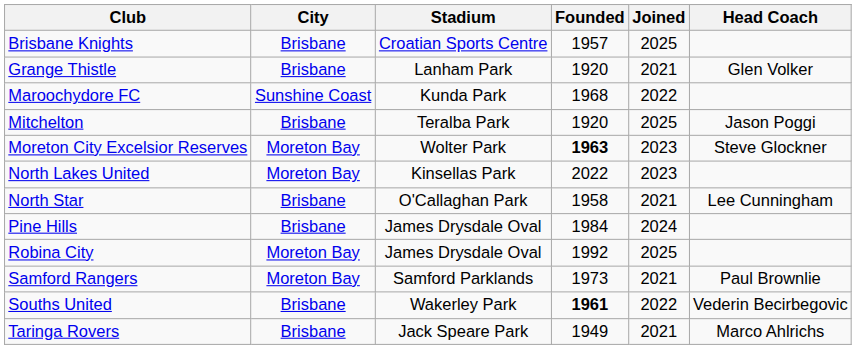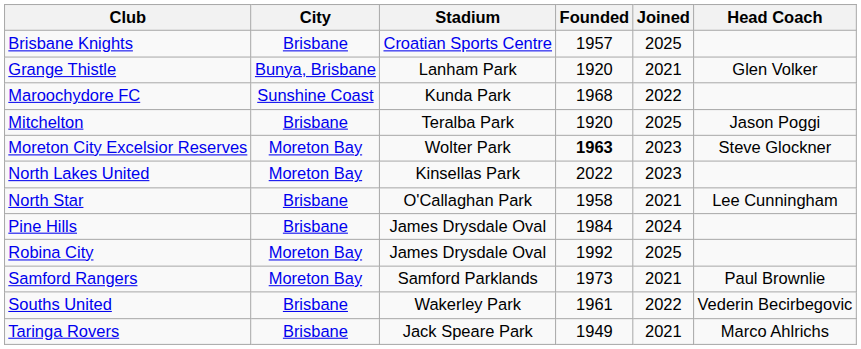(313, 69) Brisbane -> (315, 69) Bunya, Brisbane
(590, 305) bold -> (594, 305) normal
